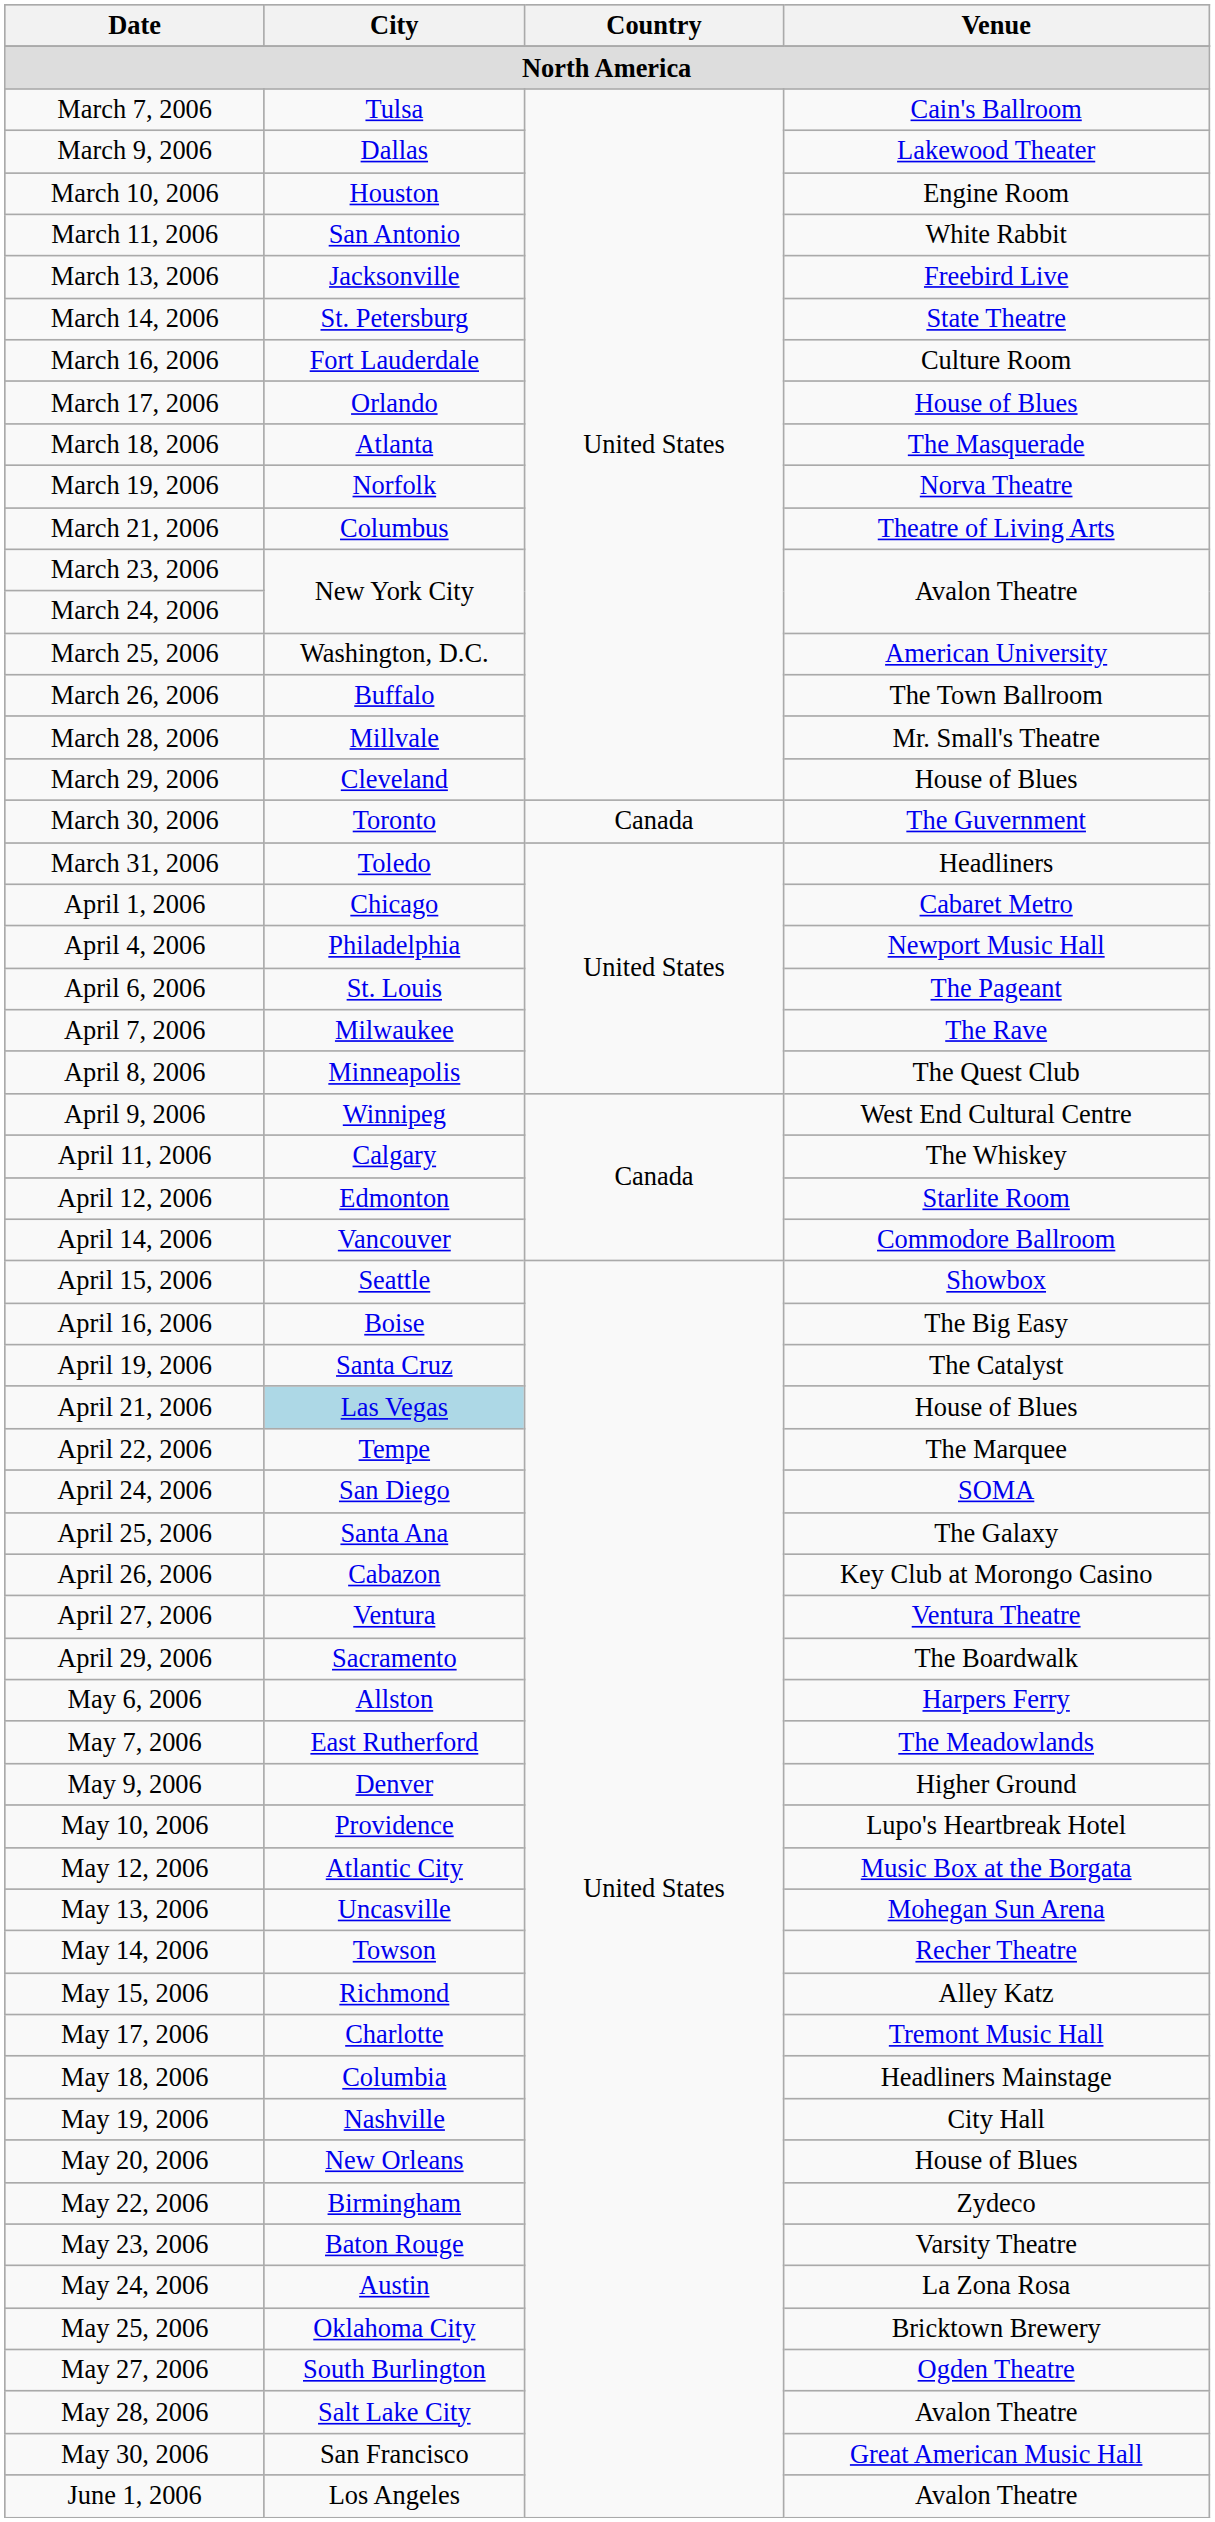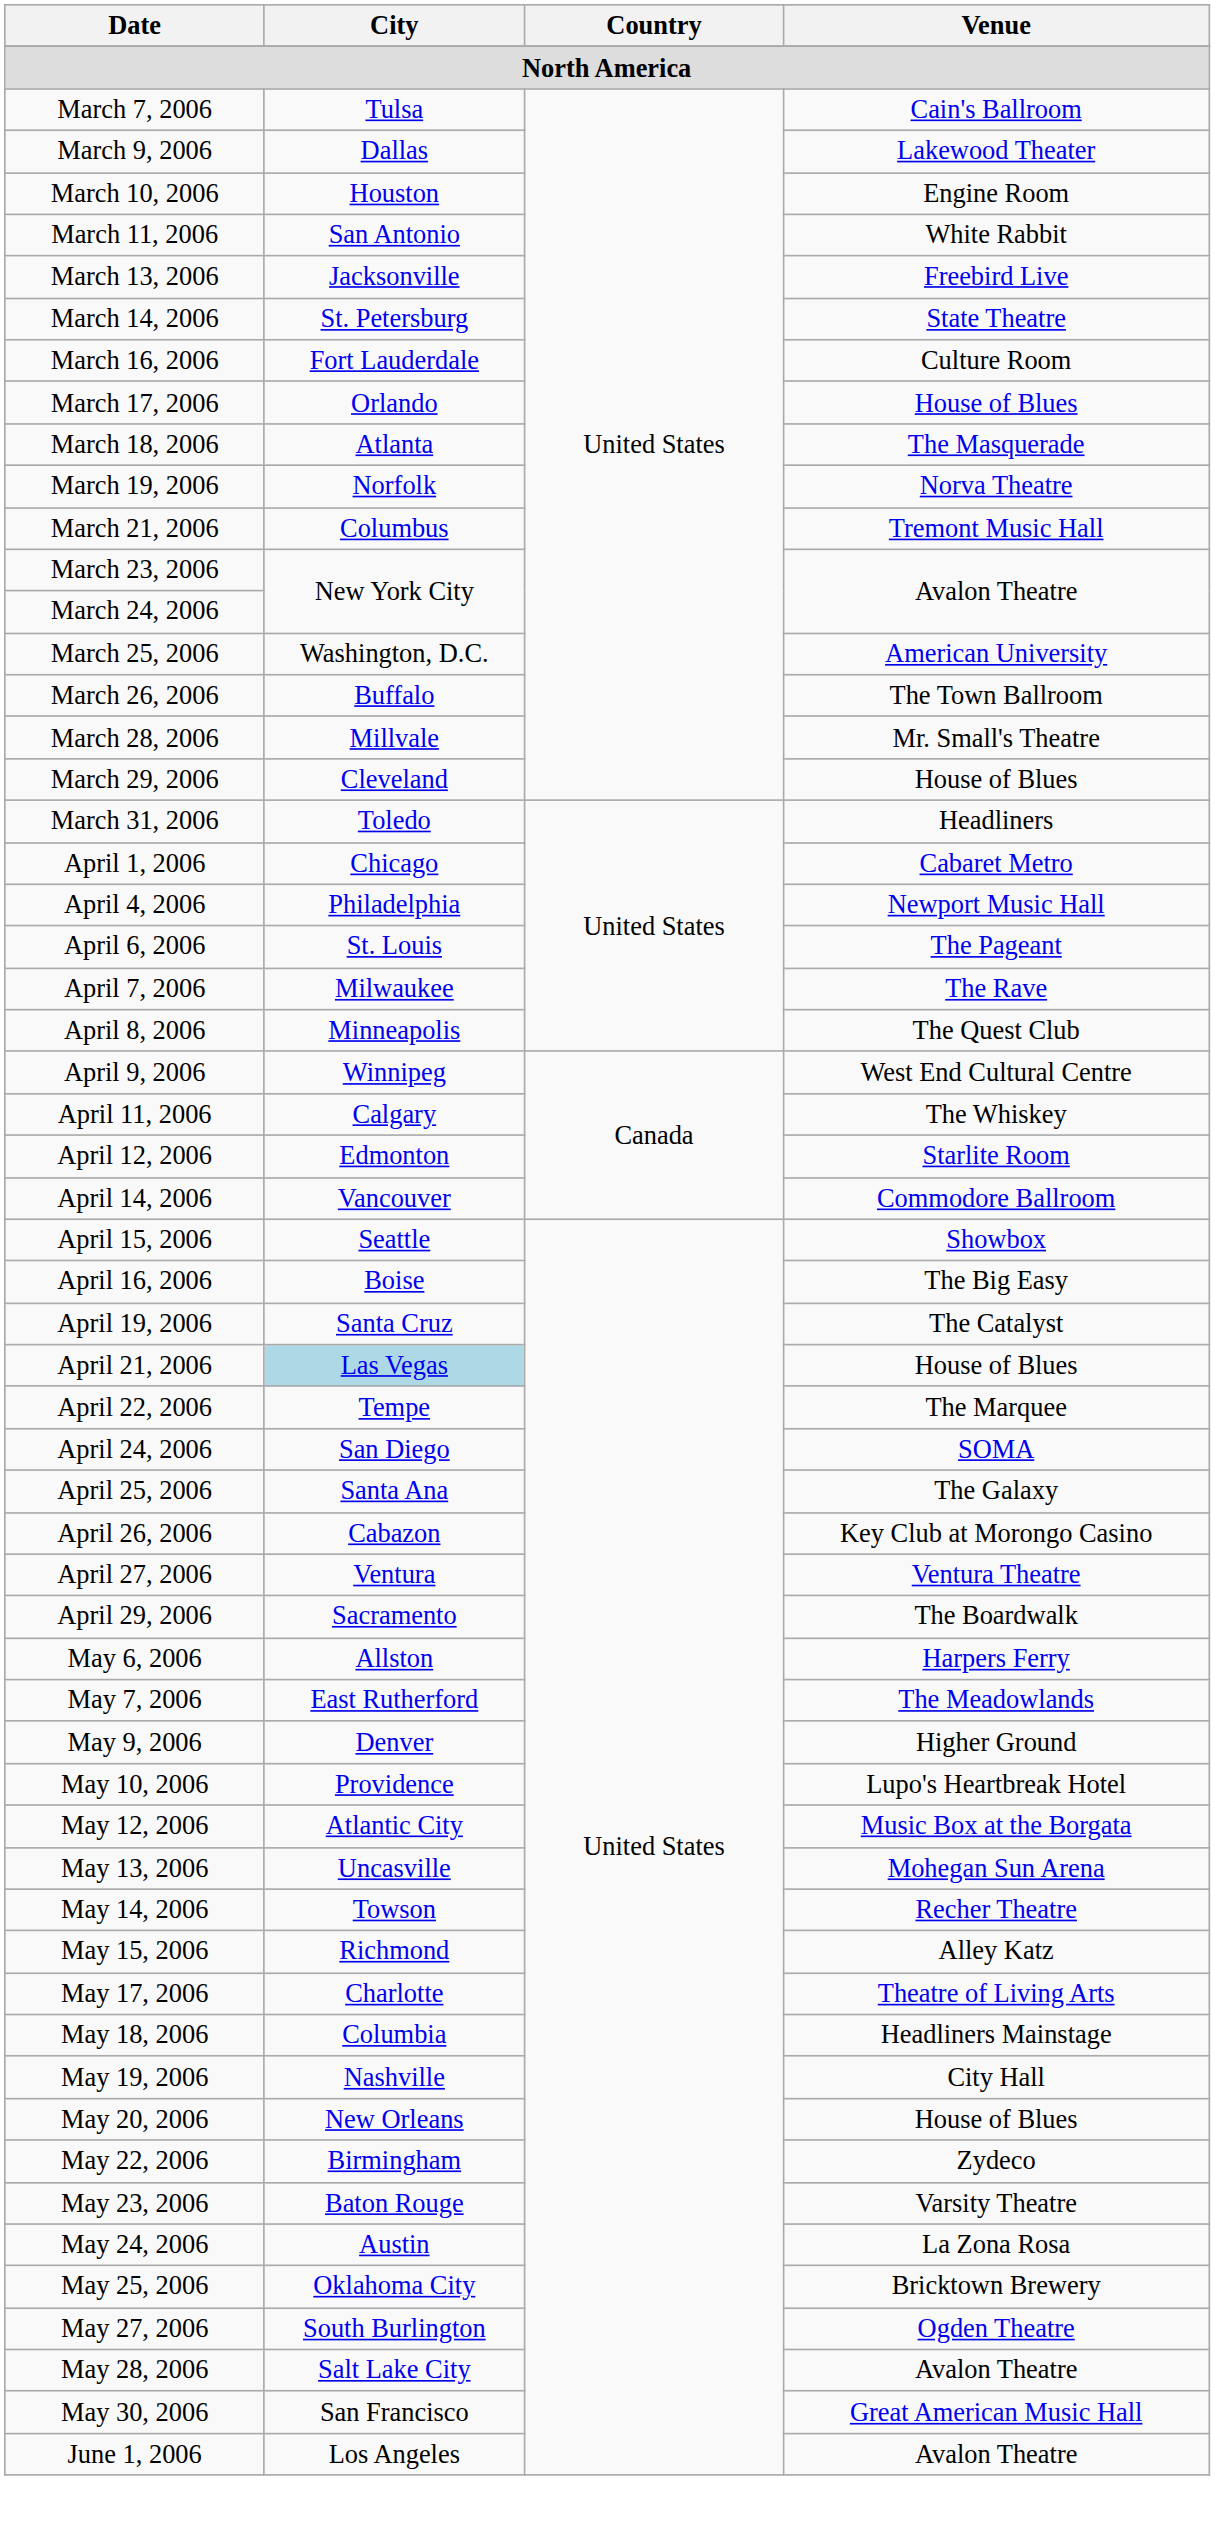(996, 527) Theatre of Living Arts -> (996, 527) Tremont Music Hall
- row: (135, 820)
(996, 2035) Tremont Music Hall -> (996, 1993) Theatre of Living Arts
